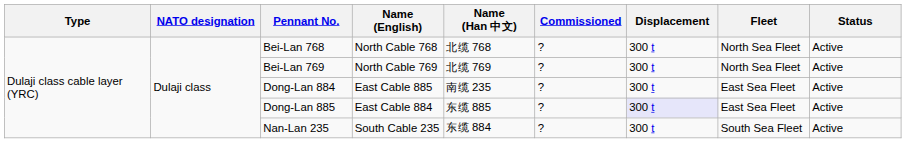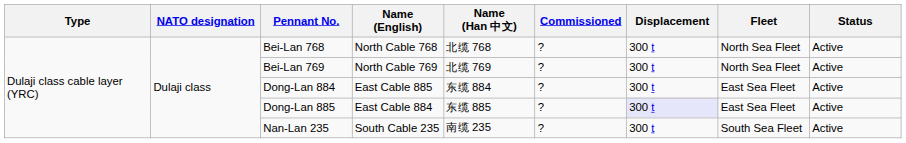(469, 87) 南缆 235 -> (469, 87) 东缆 884
(469, 127) 东缆 884 -> (469, 127) 南缆 235
